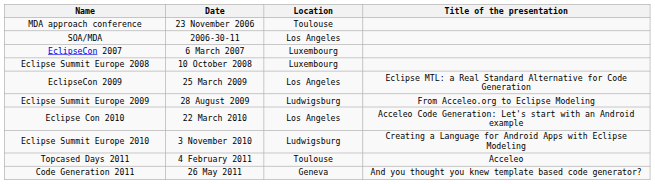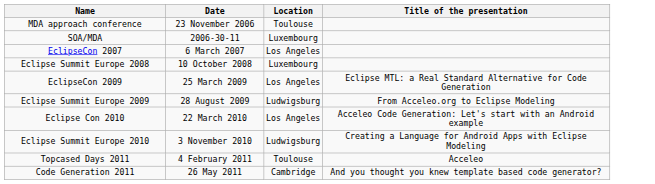(313, 38) Los Angeles -> (293, 38) Luxembourg
(313, 51) Luxembourg -> (293, 51) Los Angeles
(313, 173) Geneva -> (293, 173) Cambridge
